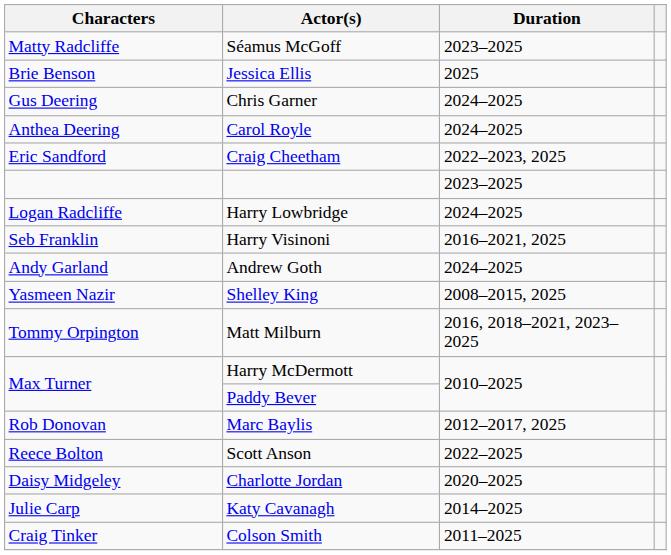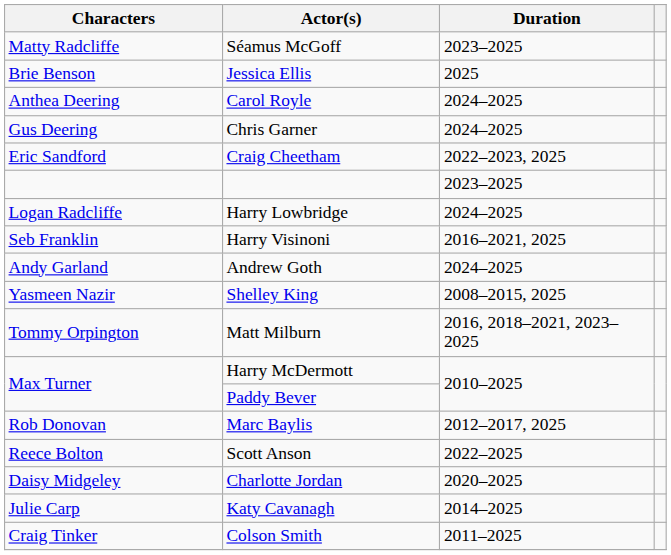rows swapped: (53, 101) <-> (64, 128)
